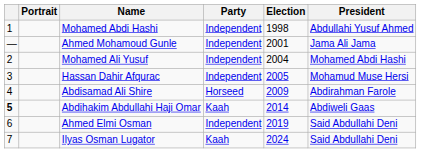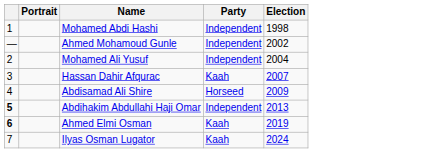- column: (362, 12)
(277, 44) 2001 -> (277, 44) 2002
(233, 76) Independent -> (217, 76) Kaah
(277, 76) 2005 -> (277, 76) 2007
(217, 108) Kaah -> (233, 108) Independent
(277, 108) 2014 -> (277, 108) 2013
(9, 124) normal -> (9, 124) bold
(233, 124) Independent -> (217, 124) Kaah
